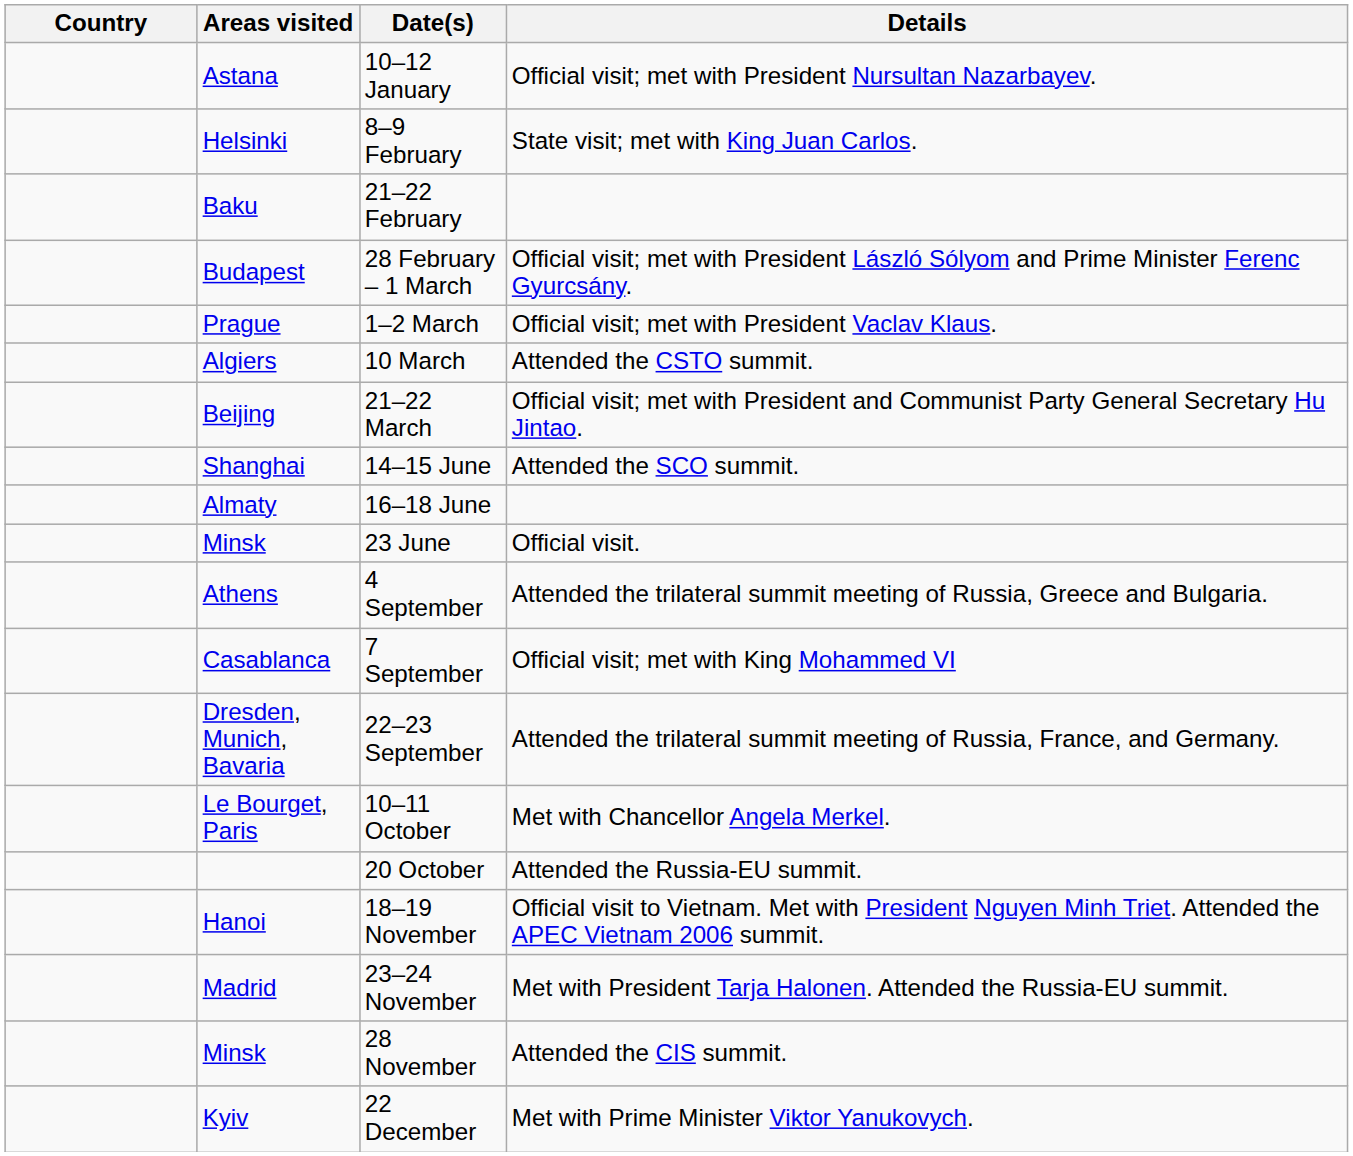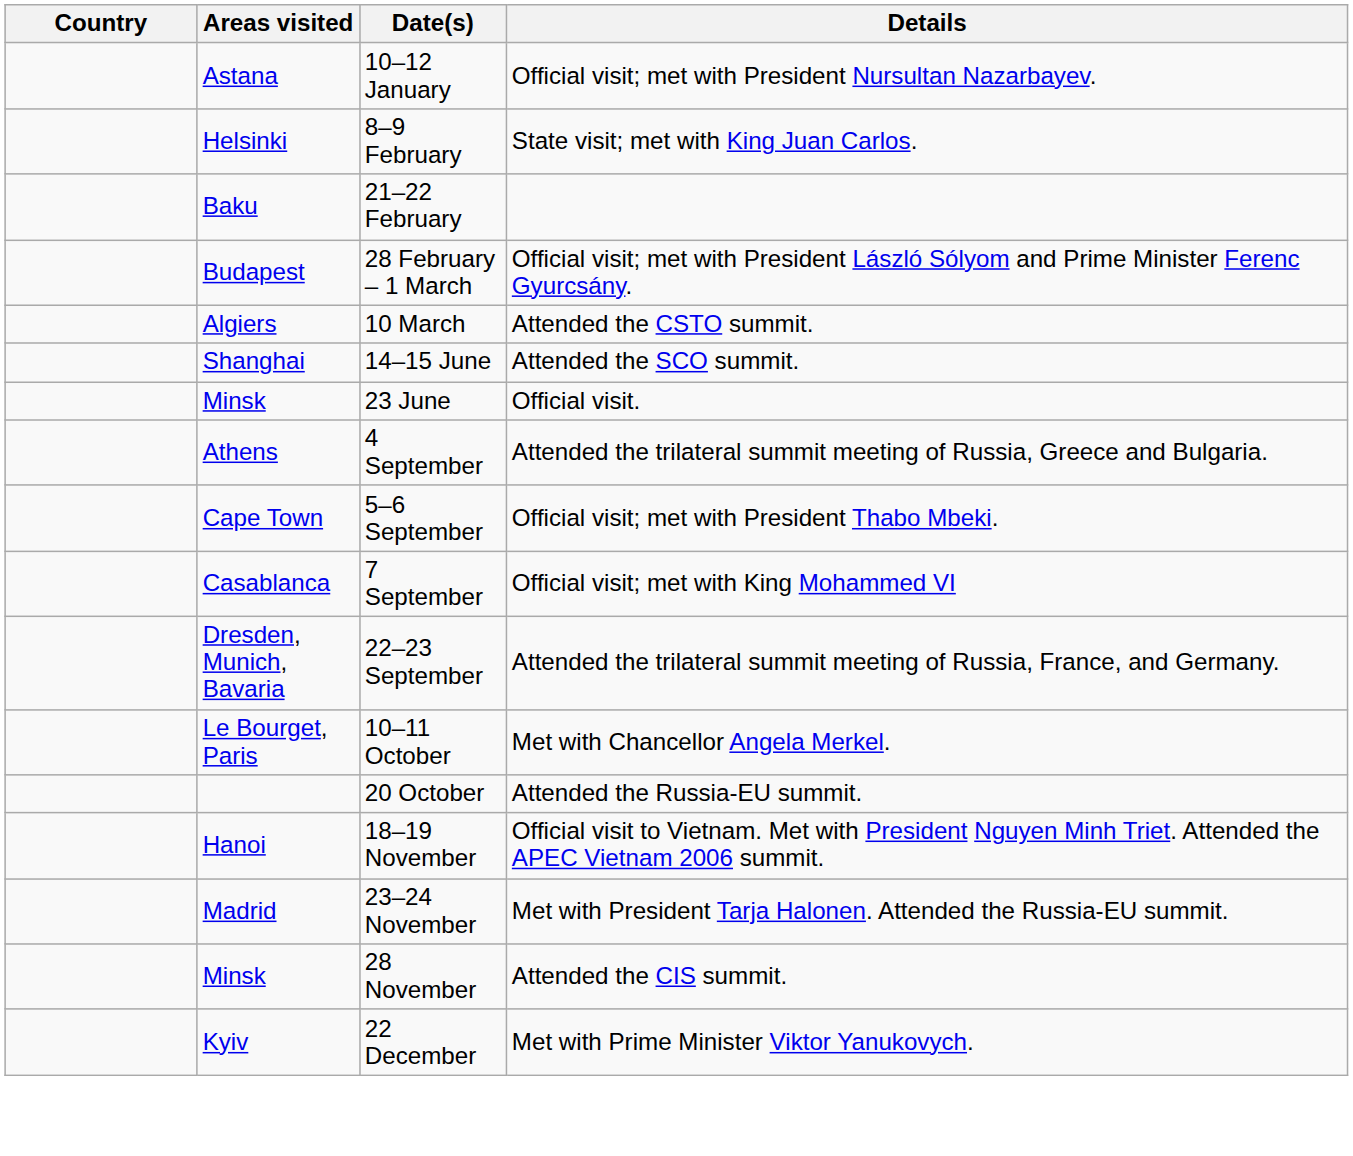- row: (422, 323)
- row: (398, 414)
- row: (428, 504)
+ row: (424, 517)
